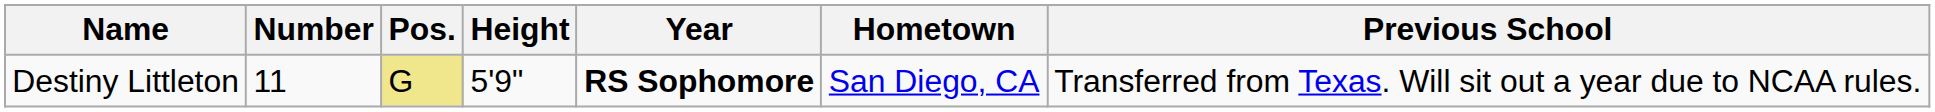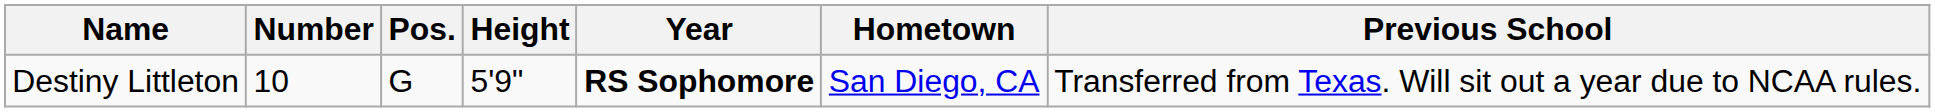(270, 80) 11 -> (271, 80) 10
(401, 80) khaki background -> (401, 80) no background
